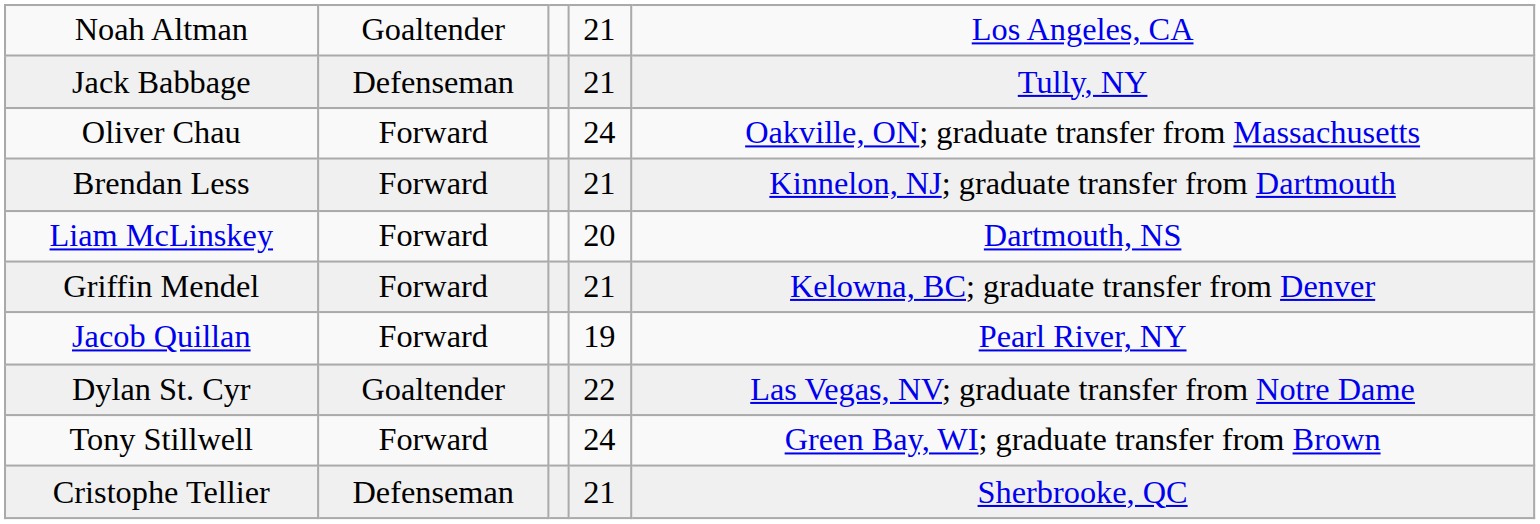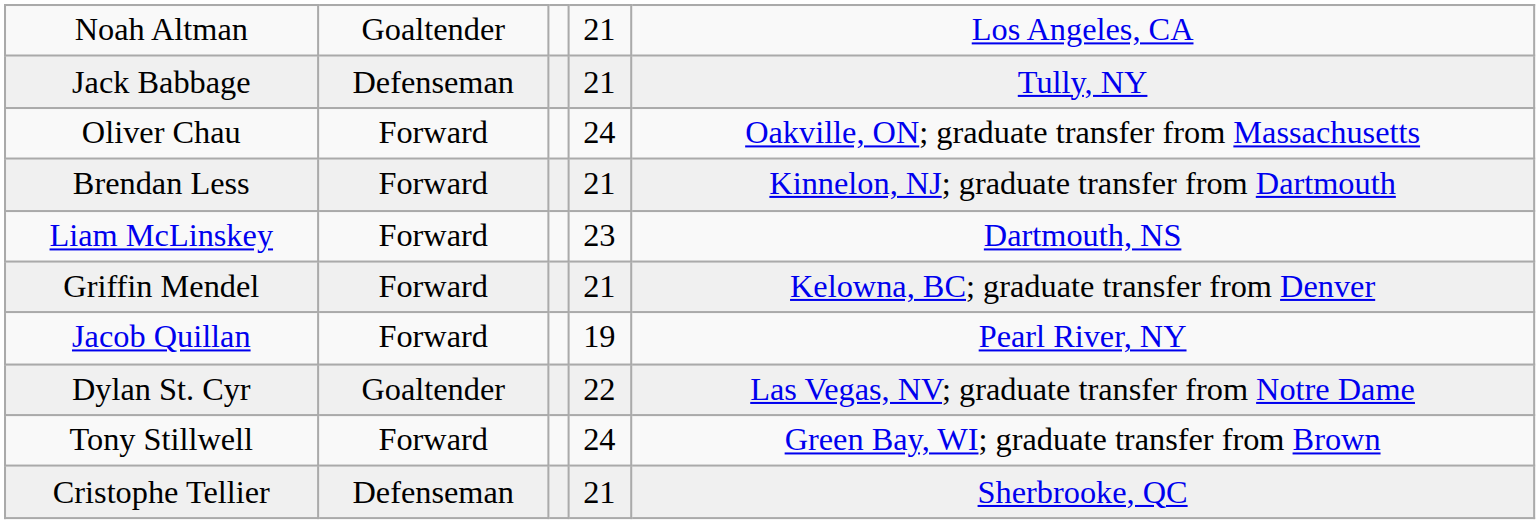(599, 235) 20 -> (599, 235) 23
